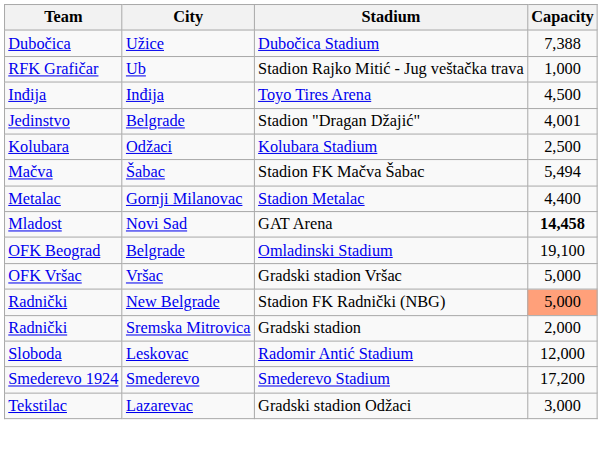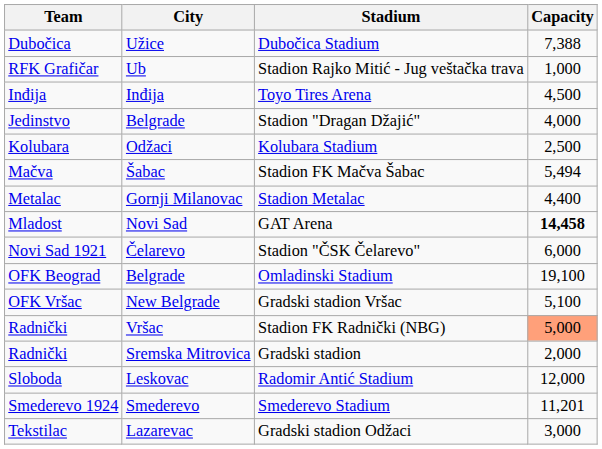(562, 120) 4,001 -> (562, 120) 4,000
+ row: (339, 250)
(144, 276) Vršac -> (173, 302) New Belgrade
(562, 276) 5,000 -> (562, 302) 5,100
(173, 302) New Belgrade -> (144, 328) Vršac
(562, 379) 17,200 -> (562, 405) 11,201
